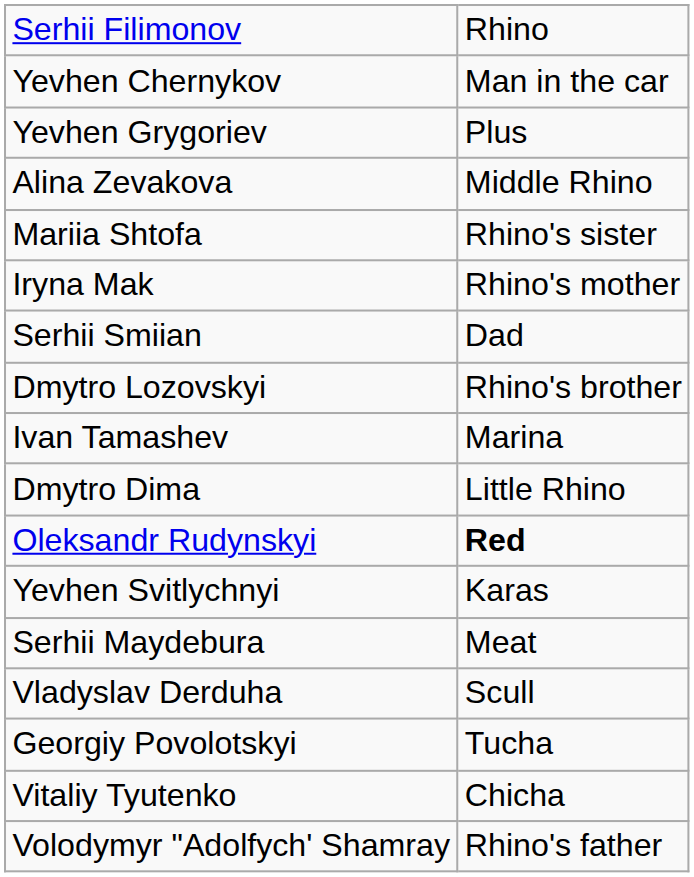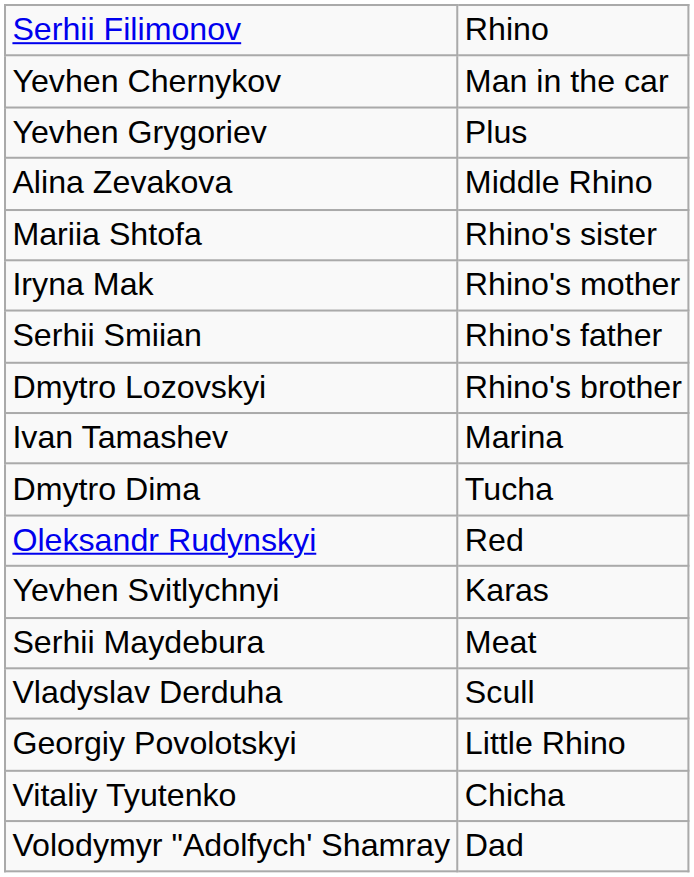(494, 336) Dad -> (564, 336) Rhino's father
(545, 489) Little Rhino -> (509, 489) Tucha
(495, 540) bold -> (494, 540) normal
(509, 744) Tucha -> (545, 744) Little Rhino
(564, 846) Rhino's father -> (494, 846) Dad
